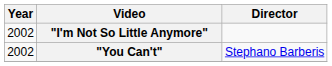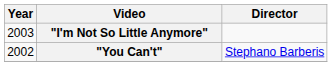(20, 33) 2002 -> (20, 33) 2003
